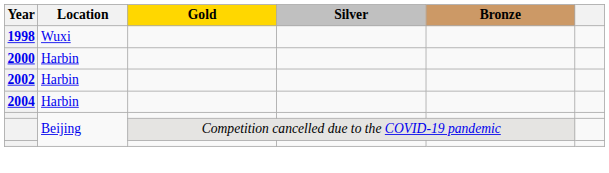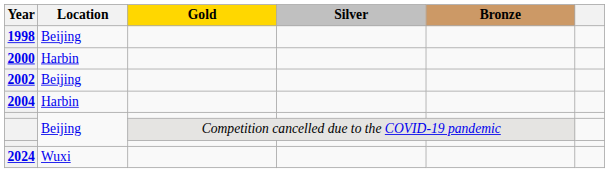(56, 36) Wuxi -> (61, 36) Beijing
(60, 79) Harbin -> (61, 79) Beijing
+ row: (21, 157)
